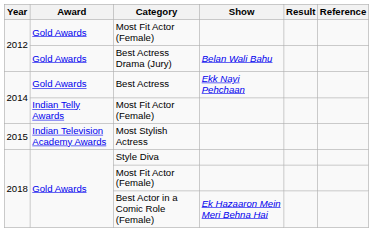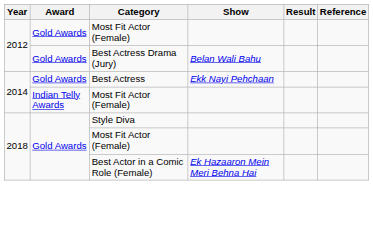- row: (17, 136)
